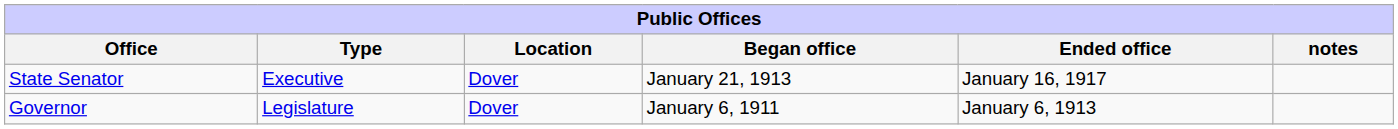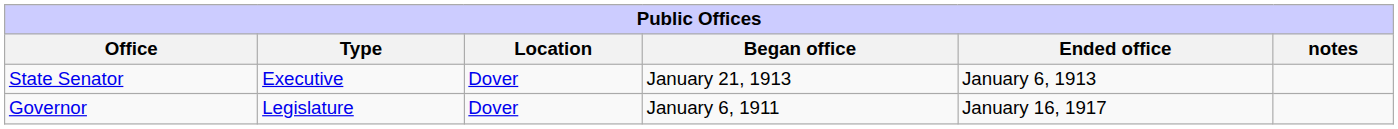(1034, 78) January 16, 1917 -> (1029, 78) January 6, 1913
(1029, 108) January 6, 1913 -> (1034, 108) January 16, 1917
